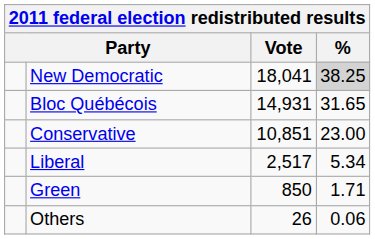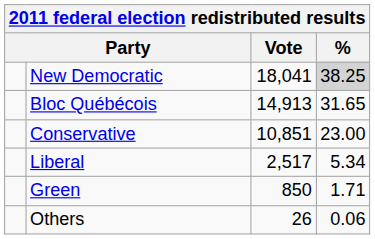(284, 104) 14,931 -> (284, 104) 14,913
